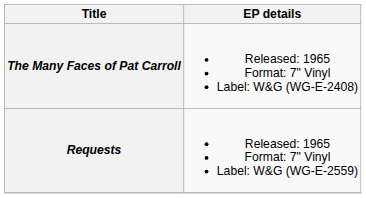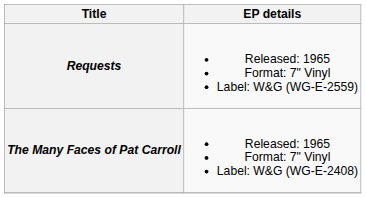rows swapped: (94, 66) <-> (94, 150)
